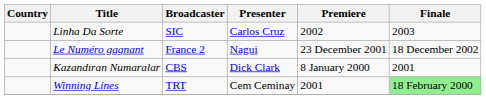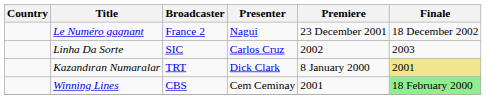rows swapped: (98, 49) <-> (88, 31)
(176, 67) CBS -> (176, 67) TRT
(403, 67) no background -> (403, 67) khaki background
(176, 85) TRT -> (176, 85) CBS
